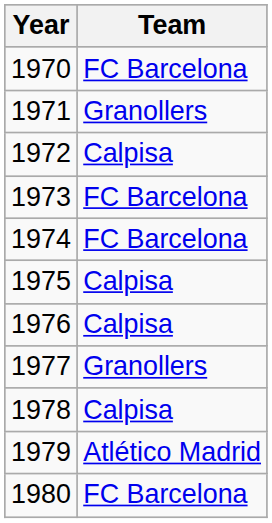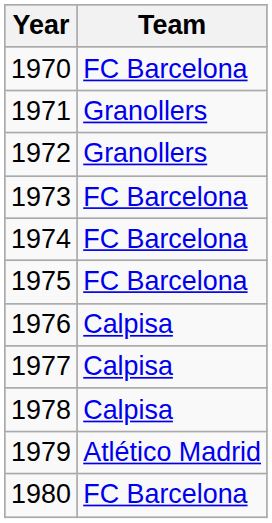(128, 153) Calpisa -> (145, 153) Granollers
(128, 281) Calpisa -> (165, 281) FC Barcelona
(145, 366) Granollers -> (128, 366) Calpisa
